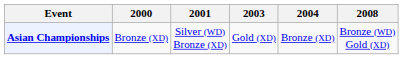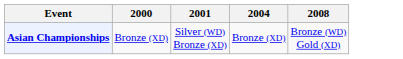- column: (254, 13)
